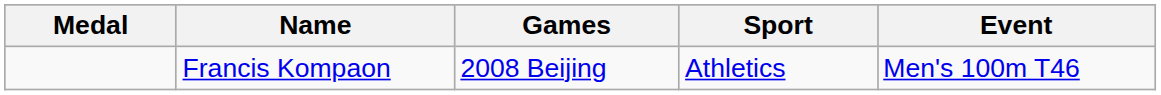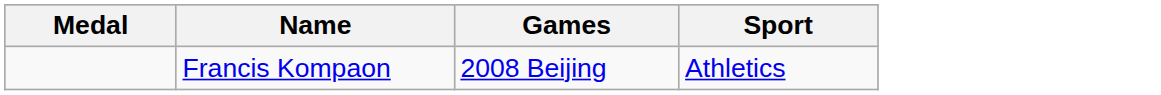- column: (1016, 25)
